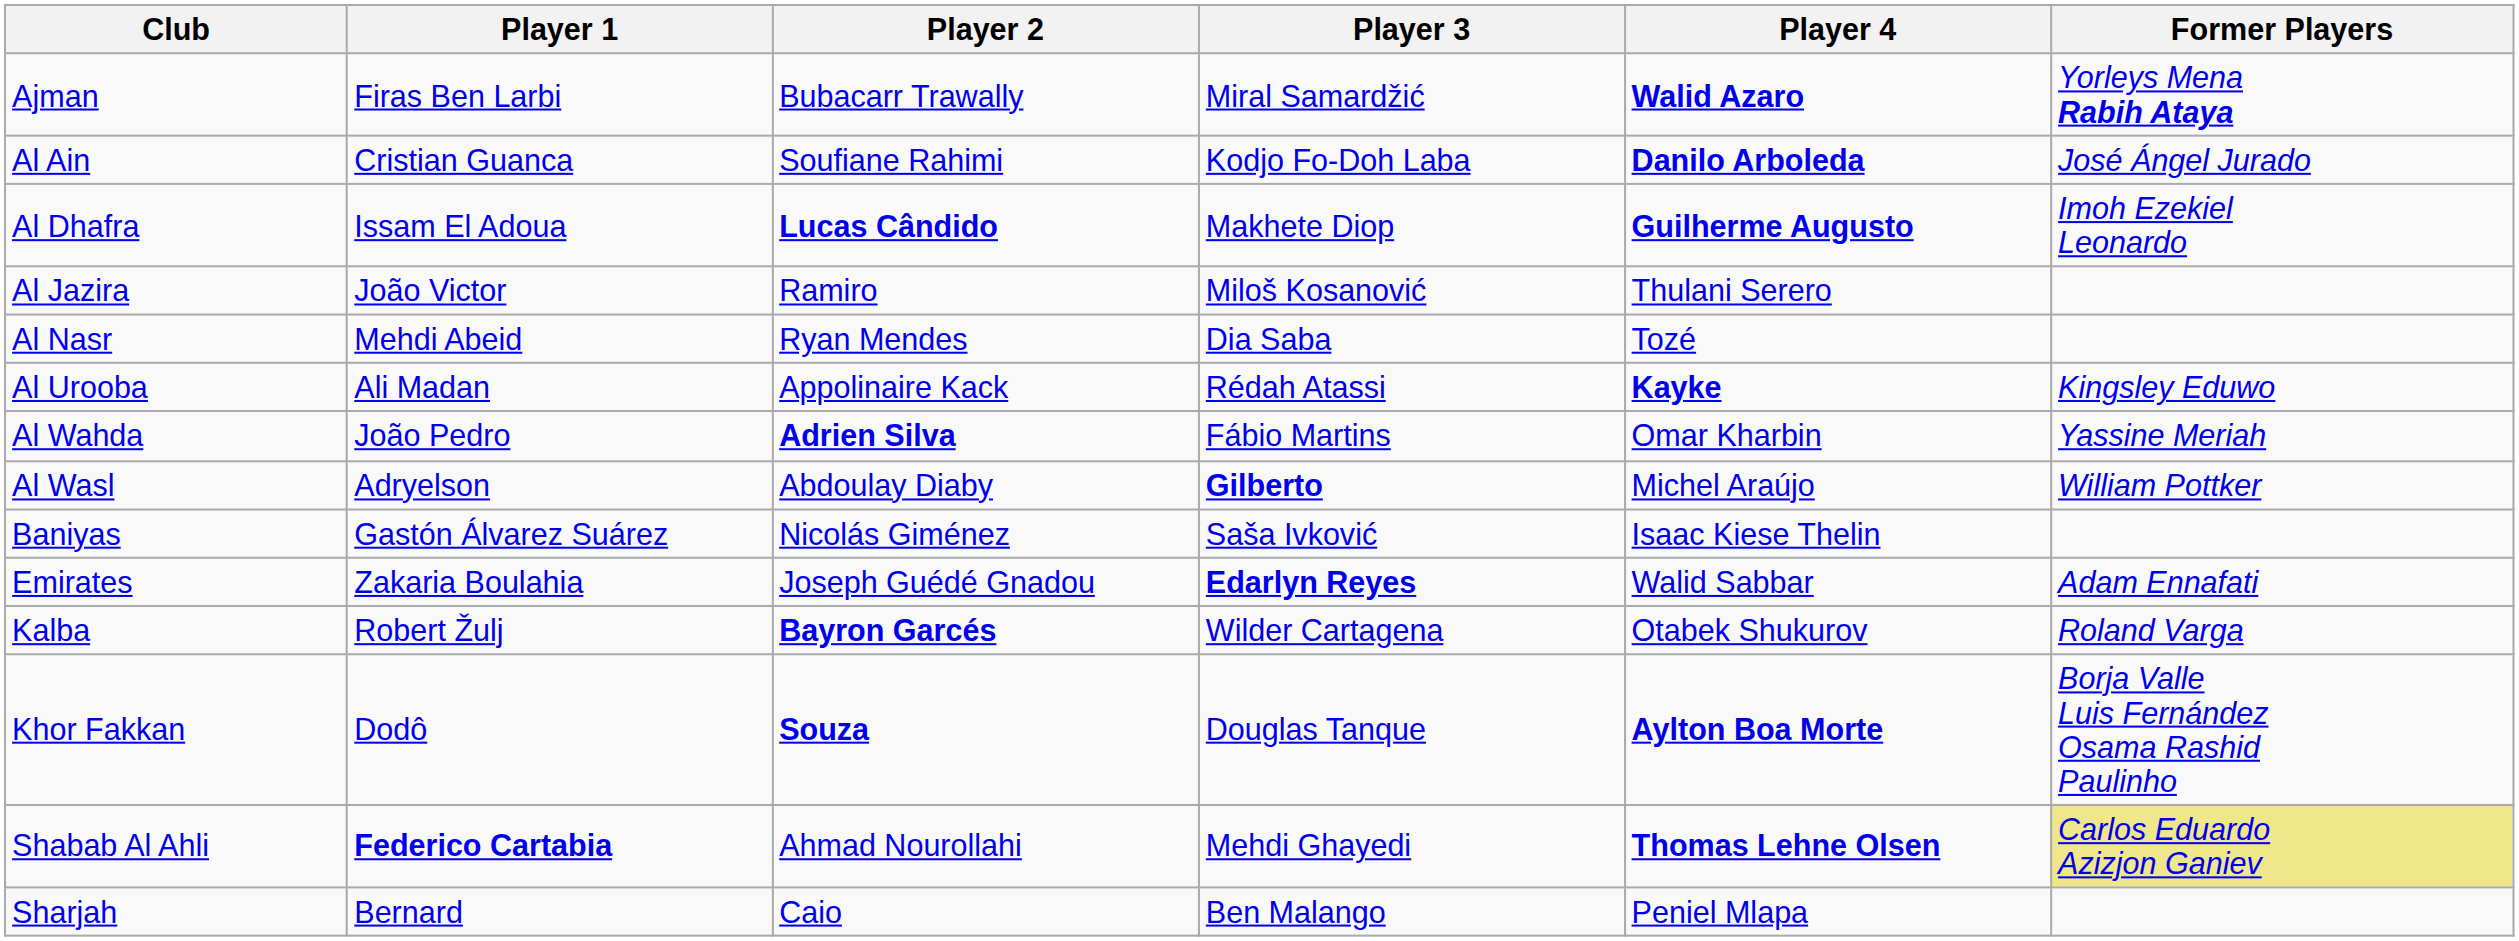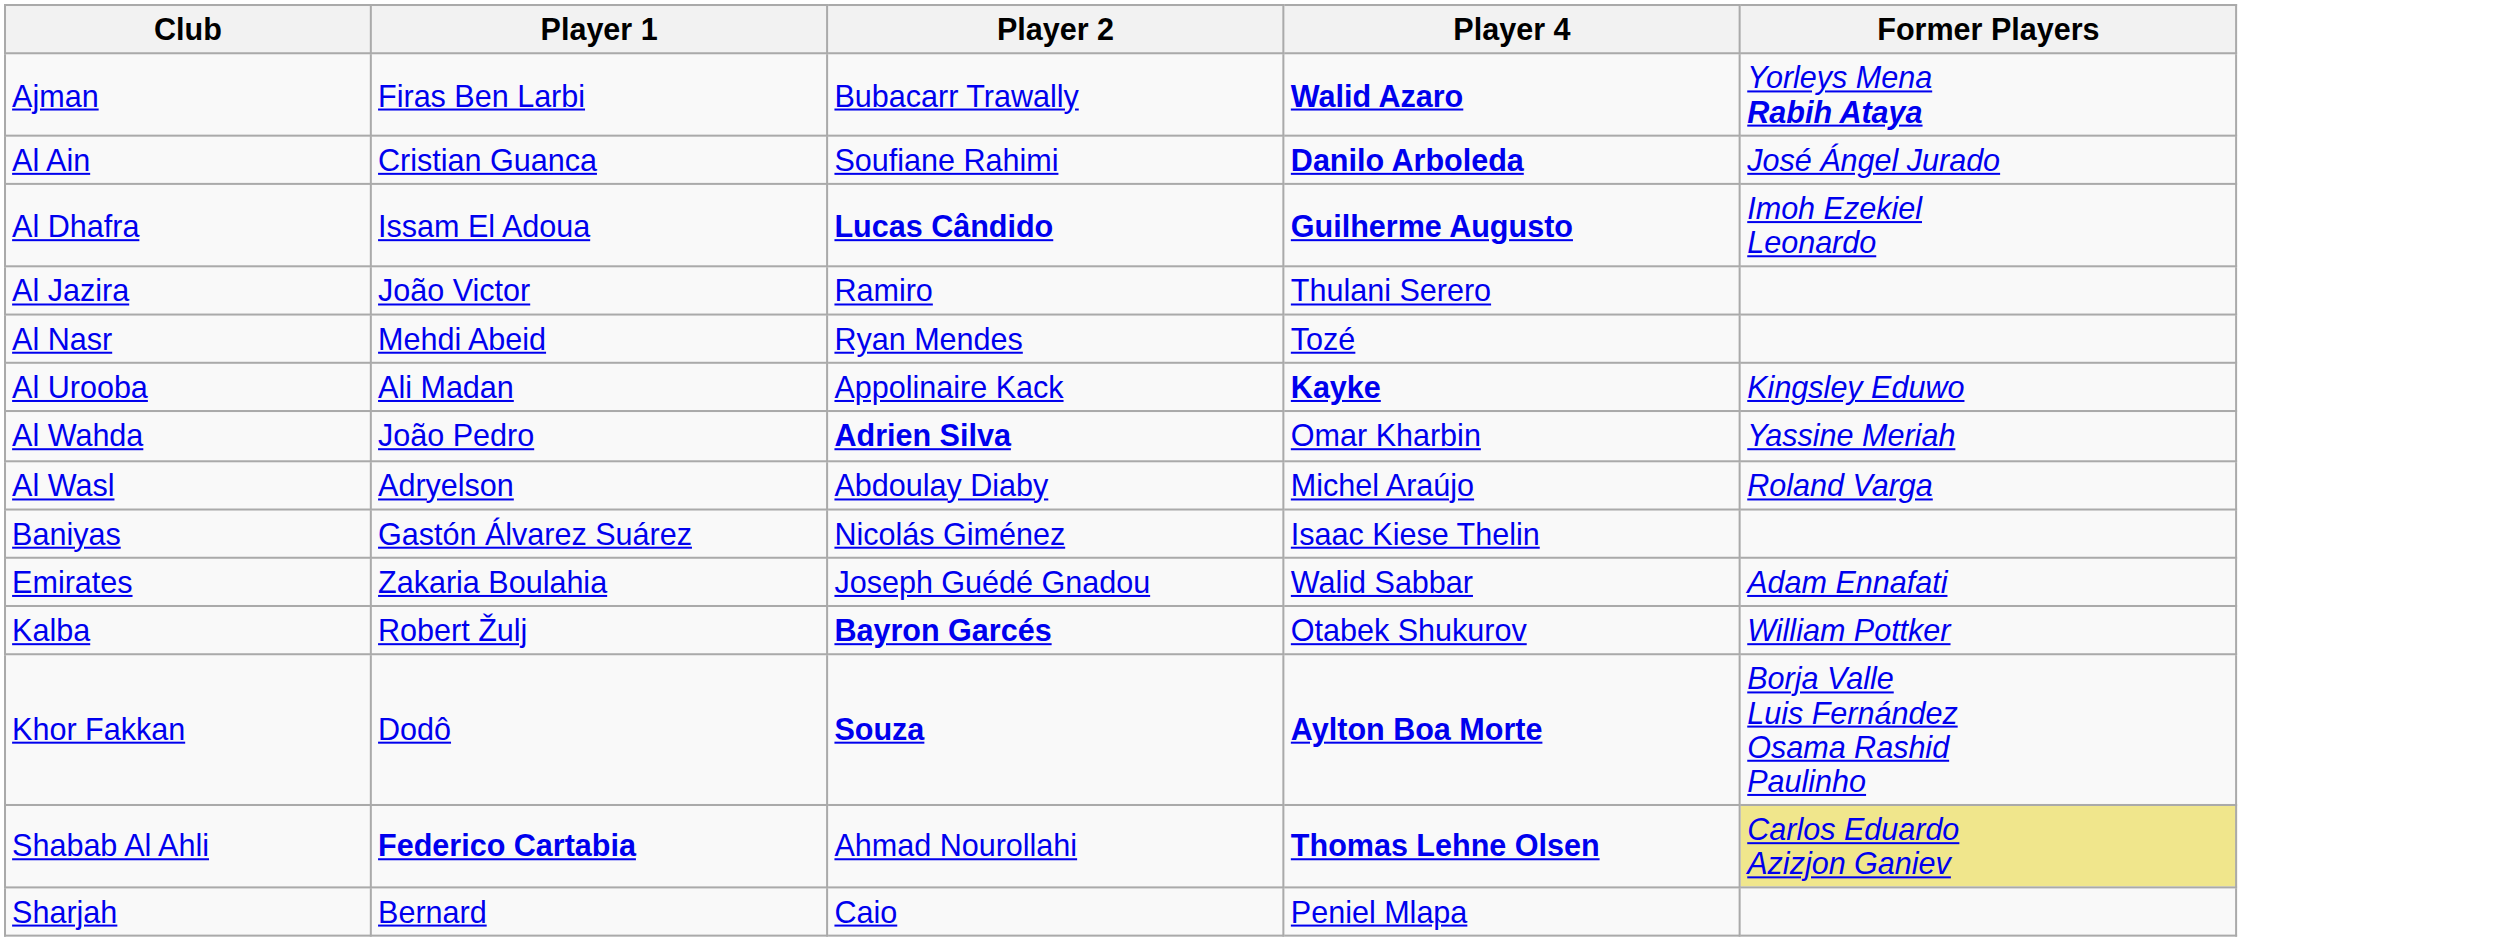- column: (1412, 29)
(2160, 485) William Pottker -> (1840, 485) Roland Varga
(2151, 630) Roland Varga -> (1849, 630) William Pottker
